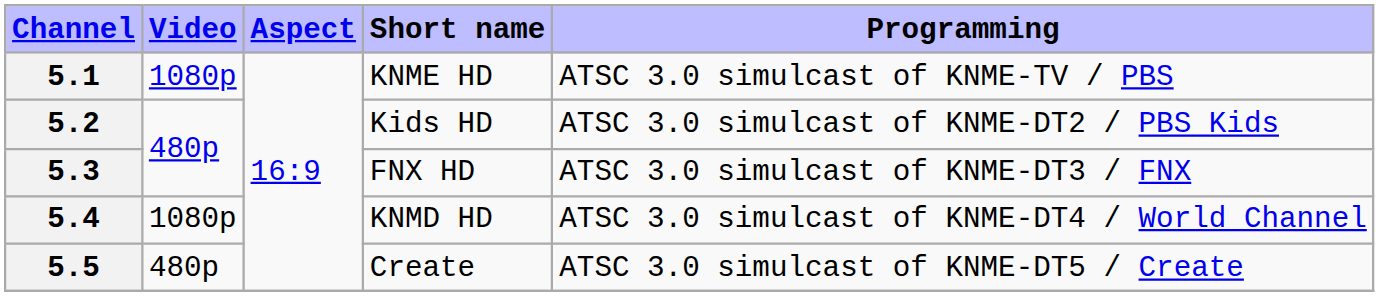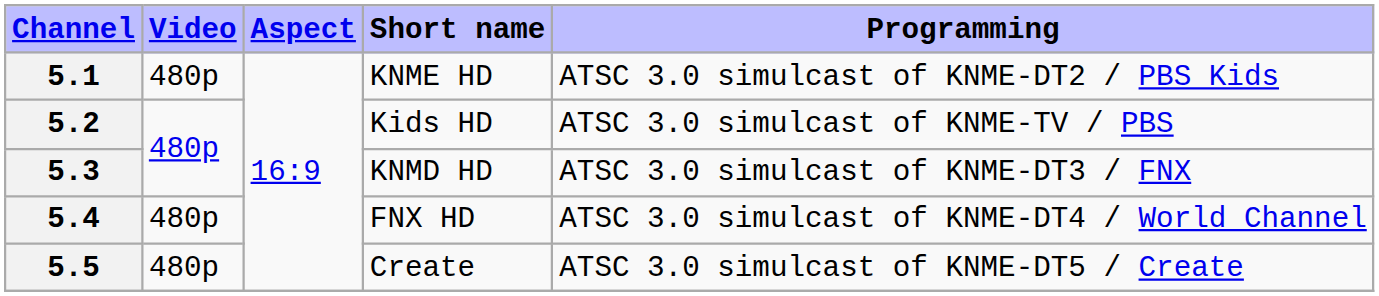(193, 77) 1080p -> (184, 77) 480p
(866, 77) ATSC 3.0 simulcast of KNME-TV / PBS -> (919, 77) ATSC 3.0 simulcast of KNME-DT2 / PBS Kids
(919, 124) ATSC 3.0 simulcast of KNME-DT2 / PBS Kids -> (866, 124) ATSC 3.0 simulcast of KNME-TV / PBS
(422, 172) FNX HD -> (431, 172) KNMD HD
(193, 220) 1080p -> (184, 220) 480p
(431, 220) KNMD HD -> (422, 220) FNX HD
